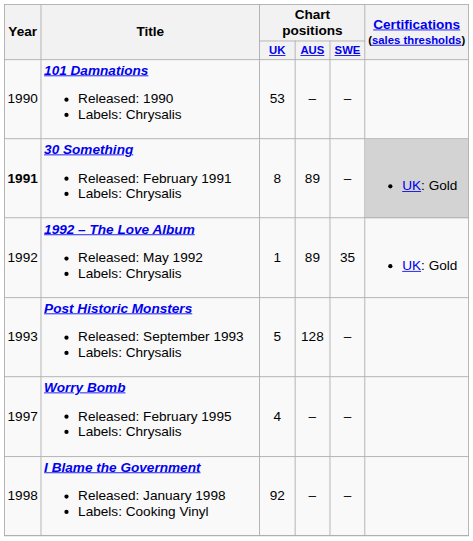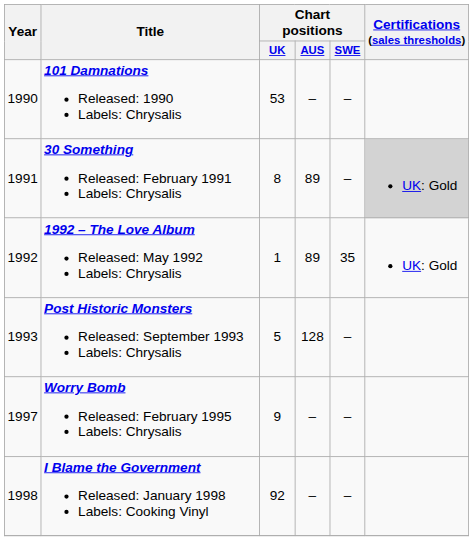(23, 178) bold -> (23, 178) normal
(277, 416) 4 -> (277, 416) 9
